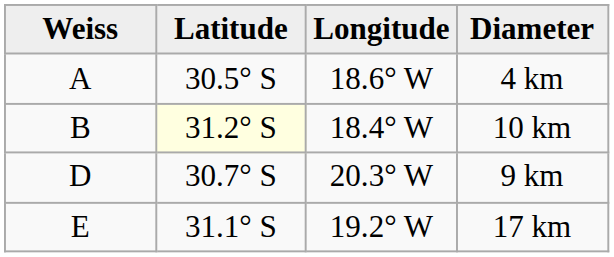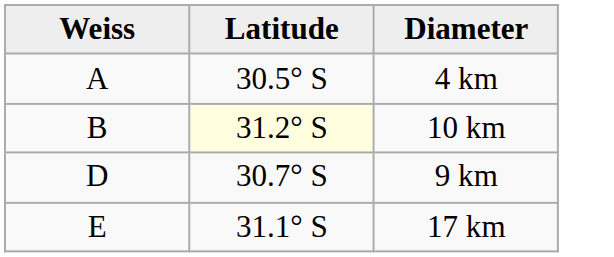- column: (381, 29)
